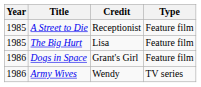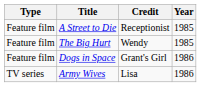columns swapped: (16, 12) <-> (170, 12)
(101, 43) Lisa -> (134, 43) Wendy
(106, 74) Wendy -> (129, 74) Lisa
